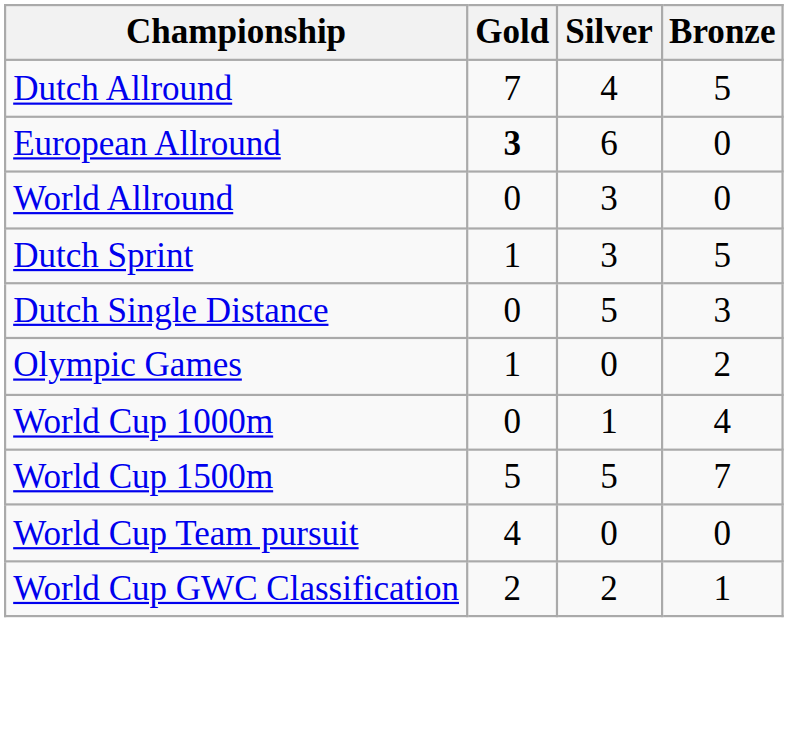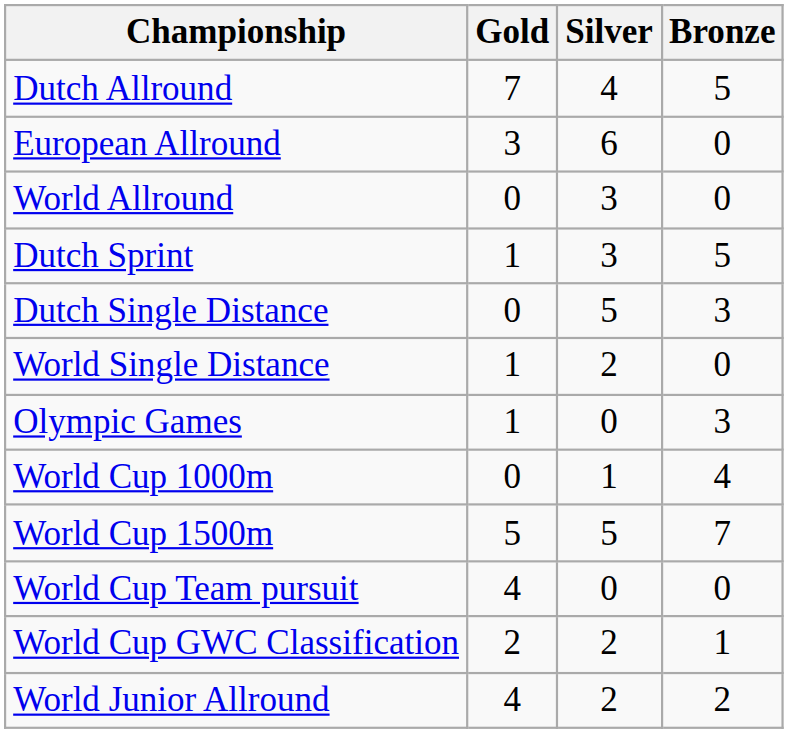(512, 143) bold -> (512, 143) normal
+ row: (171, 365)
(722, 365) 2 -> (722, 421) 3
+ row: (171, 699)
